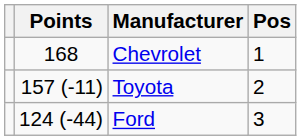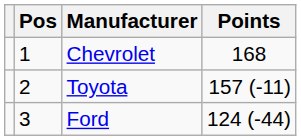columns swapped: (272, 21) <-> (61, 21)
